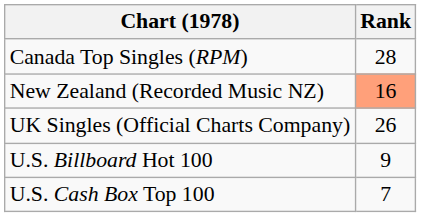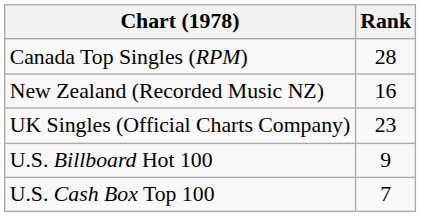(386, 90) lightsalmon background -> (386, 90) no background
(386, 125) 26 -> (386, 125) 23
